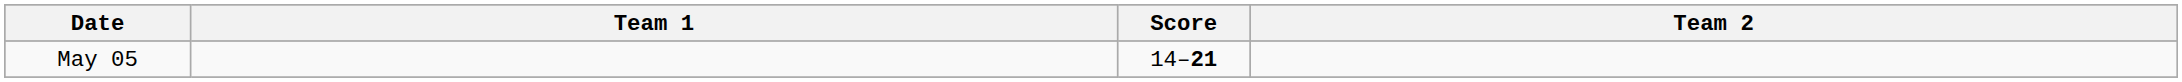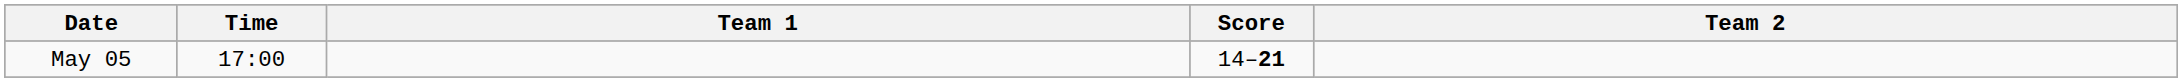+ column: (252, 23)
